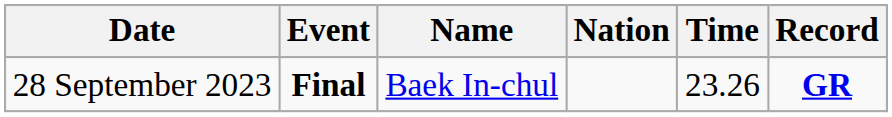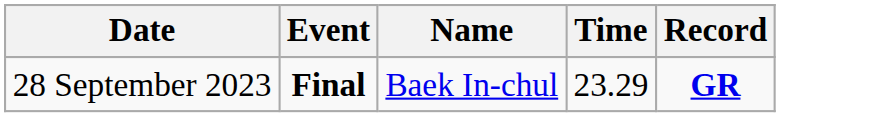- column: (622, 30)
(722, 83) 23.26 -> (611, 83) 23.29
